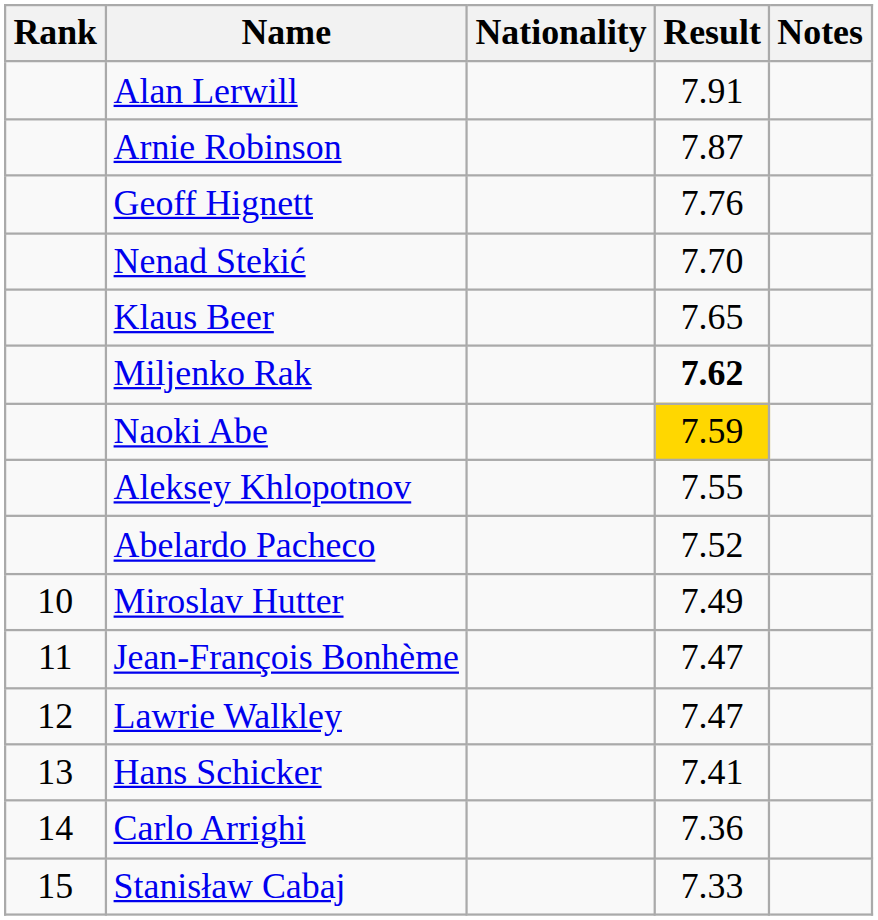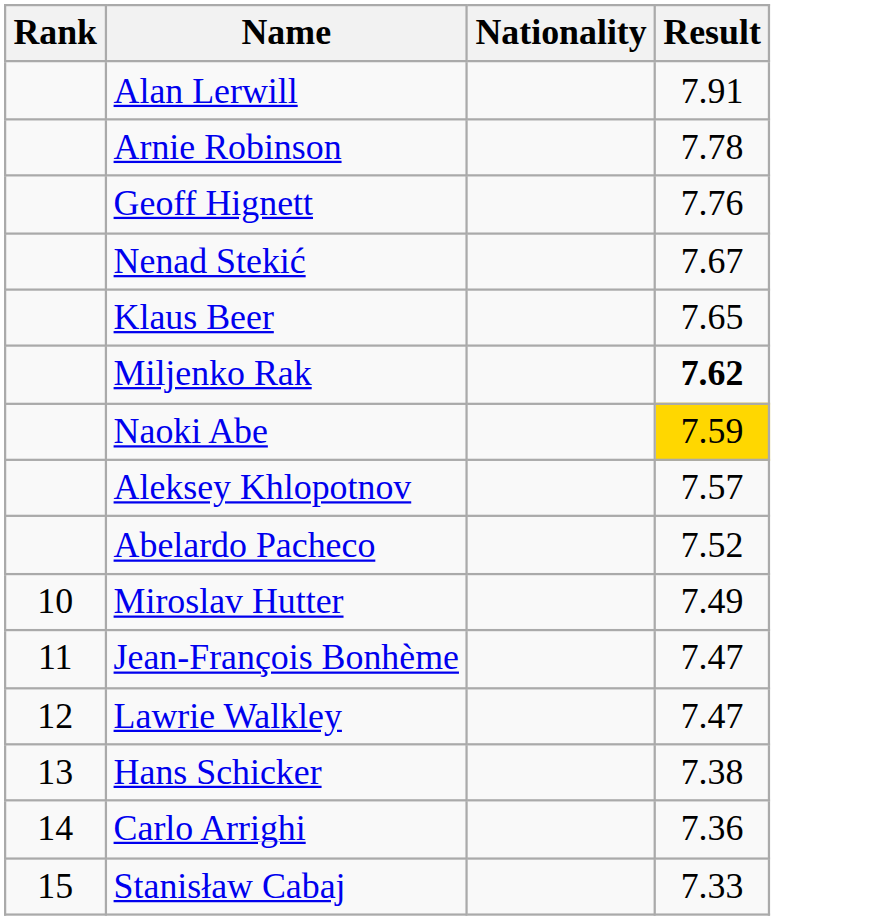- column: (820, 32)
(712, 146) 7.87 -> (712, 146) 7.78
(712, 260) 7.70 -> (712, 260) 7.67
(712, 487) 7.55 -> (712, 487) 7.57
(712, 771) 7.41 -> (712, 771) 7.38
